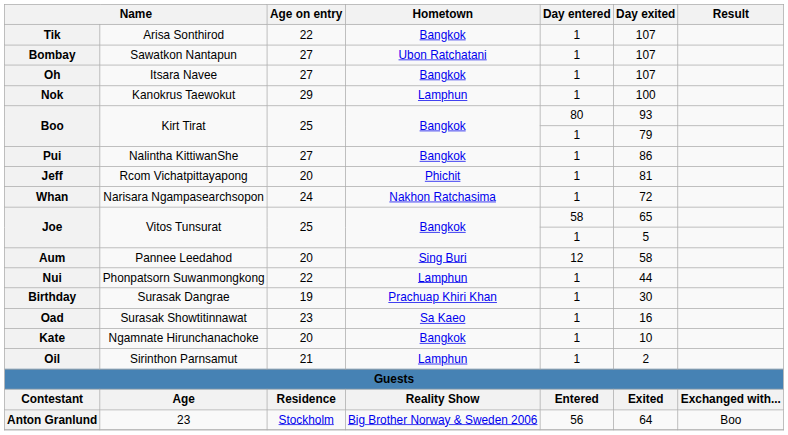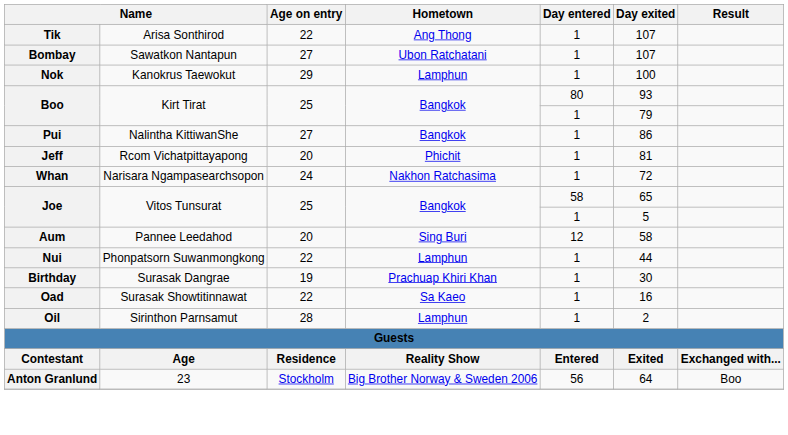(443, 34) Bangkok -> (443, 34) Ang Thong
- row: (52, 75)
(306, 318) 23 -> (306, 298) 22
- row: (52, 338)
(306, 359) 21 -> (306, 318) 28
